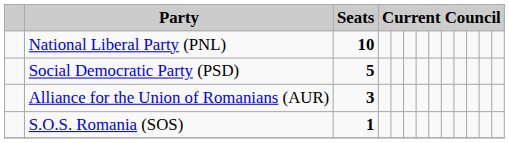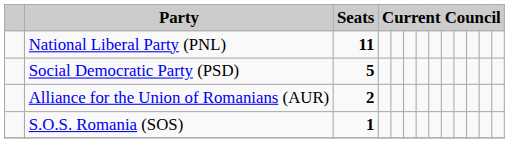(366, 44) 10 -> (366, 44) 11
(370, 97) 3 -> (370, 97) 2
